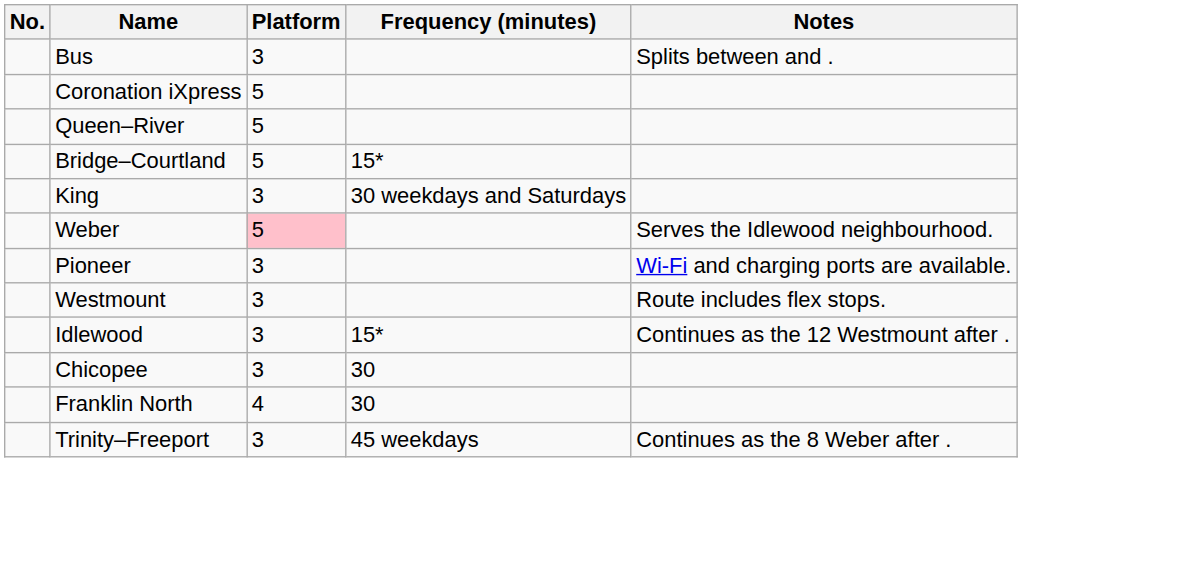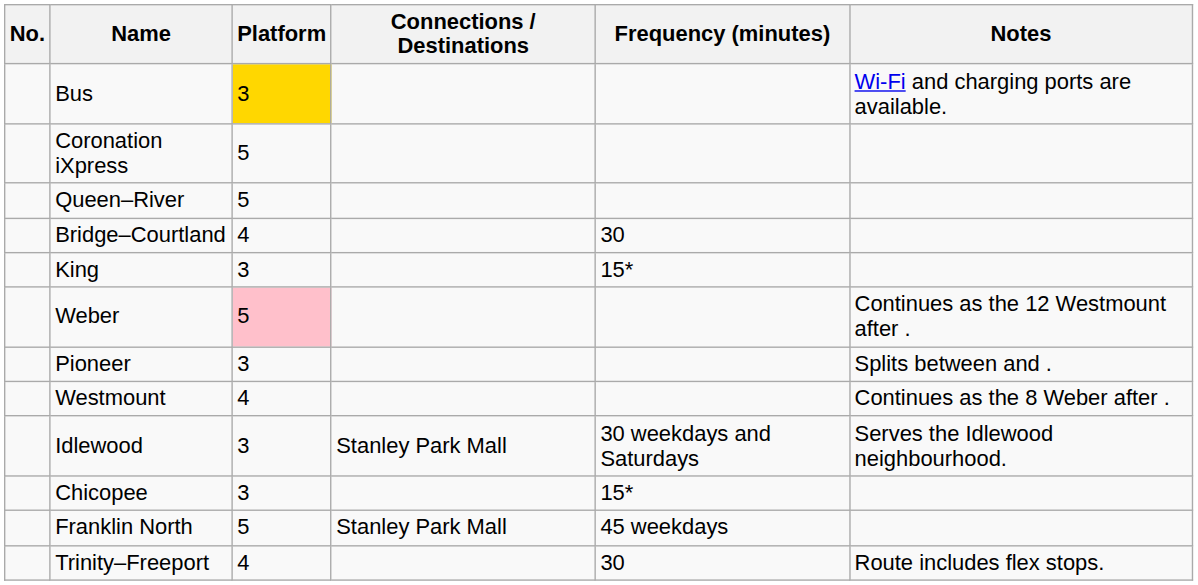+ column: (463, 34)
(258, 56) no background -> (243, 93) gold background
(735, 56) Splits between and . -> (993, 93) Wi-Fi and charging ports are available.
(258, 160) 5 -> (243, 234) 4
(367, 160) 15* -> (613, 234) 30
(488, 195) 30 weekdays and Saturdays -> (617, 269) 15*
(815, 230) Serves the Idlewood neighbourhood. -> (1010, 316) Continues as the 12 Westmount after .
(824, 265) Wi-Fi and charging ports are available. -> (953, 363) Splits between and .
(258, 299) 3 -> (243, 398) 4
(761, 299) Route includes flex stops. -> (1012, 398) Continues as the 8 Weber after .
(367, 334) 15* -> (686, 445) 30 weekdays and Saturdays
(823, 334) Continues as the 12 Westmount after . -> (954, 445) Serves the Idlewood neighbourhood.
(363, 369) 30 -> (617, 492) 15*
(258, 404) 4 -> (243, 527) 5
(363, 404) 30 -> (664, 527) 45 weekdays
(258, 439) 3 -> (243, 562) 4
(415, 439) 45 weekdays -> (613, 562) 30
(794, 439) Continues as the 8 Weber after . -> (979, 562) Route includes flex stops.
